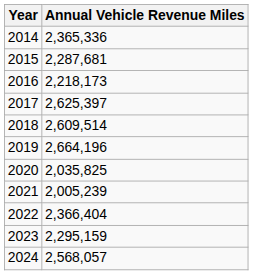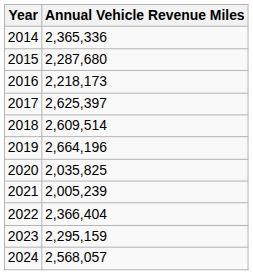(76, 59) 2,287,681 -> (76, 59) 2,287,680
